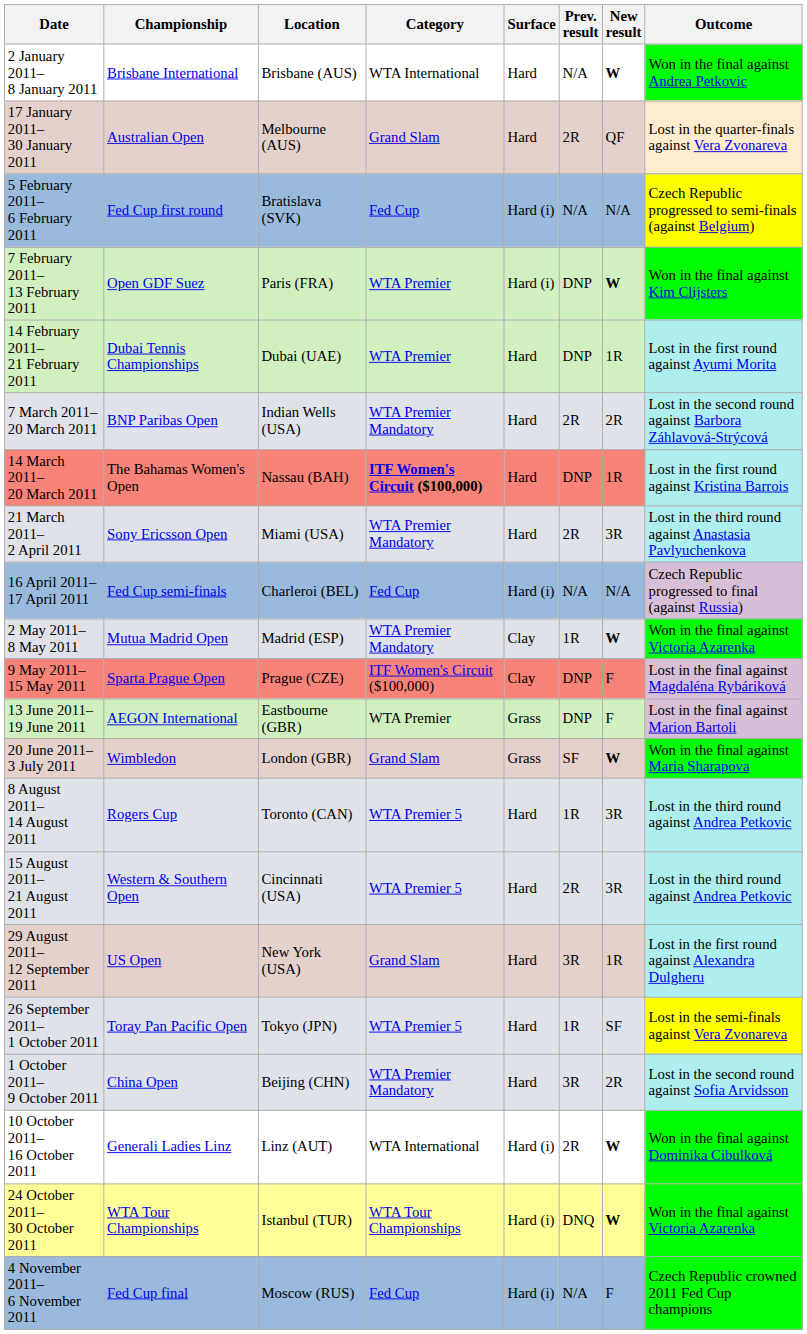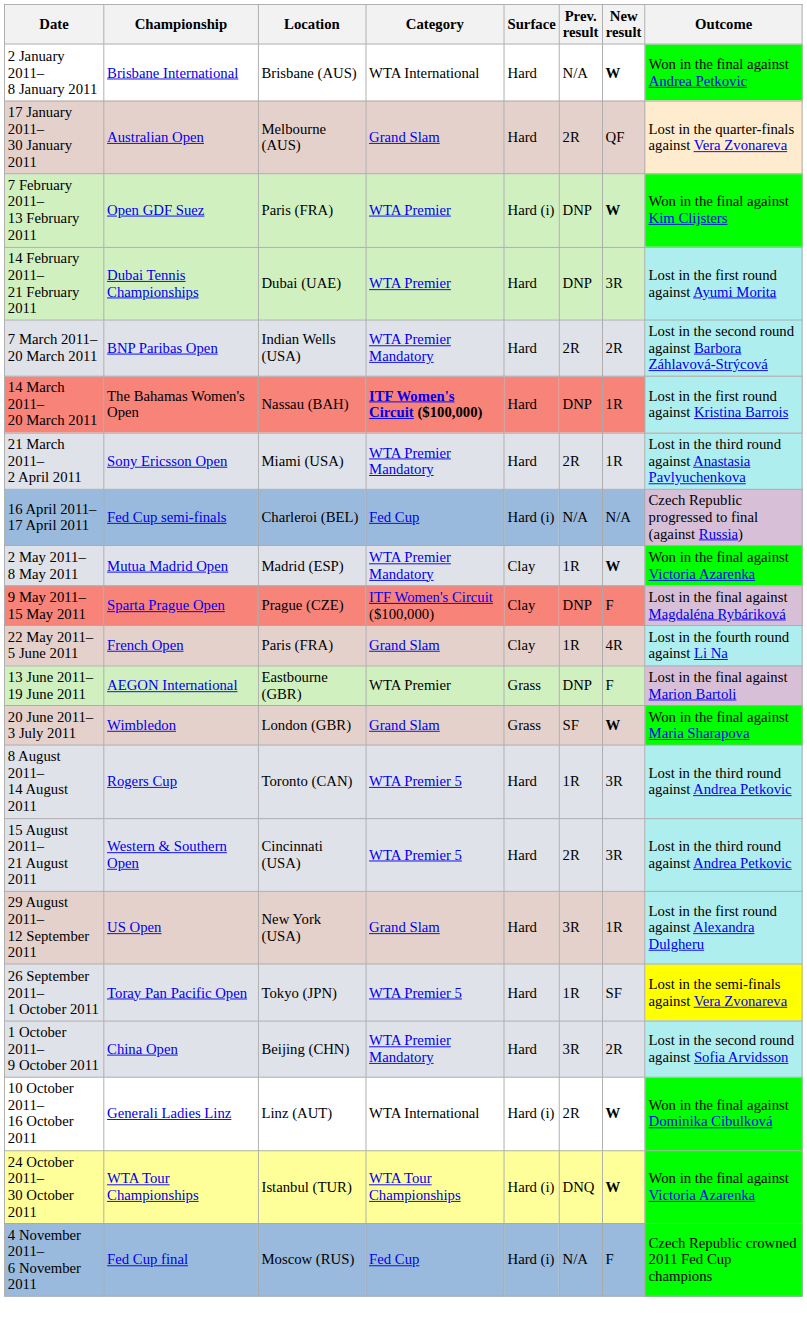- row: (40, 210)
(614, 356) 1R -> (614, 283) 3R
(614, 534) 3R -> (614, 461) 1R
+ row: (51, 645)
